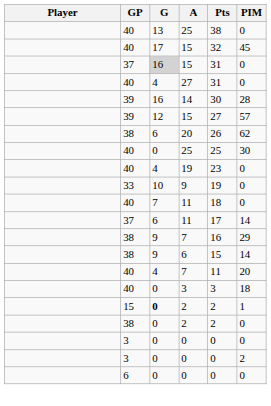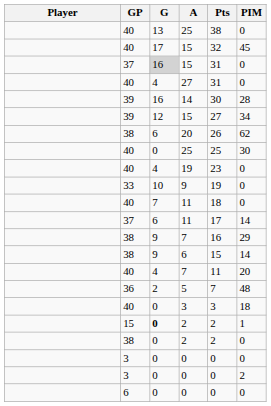(245, 116) 57 -> (245, 116) 34
+ row: (129, 289)
